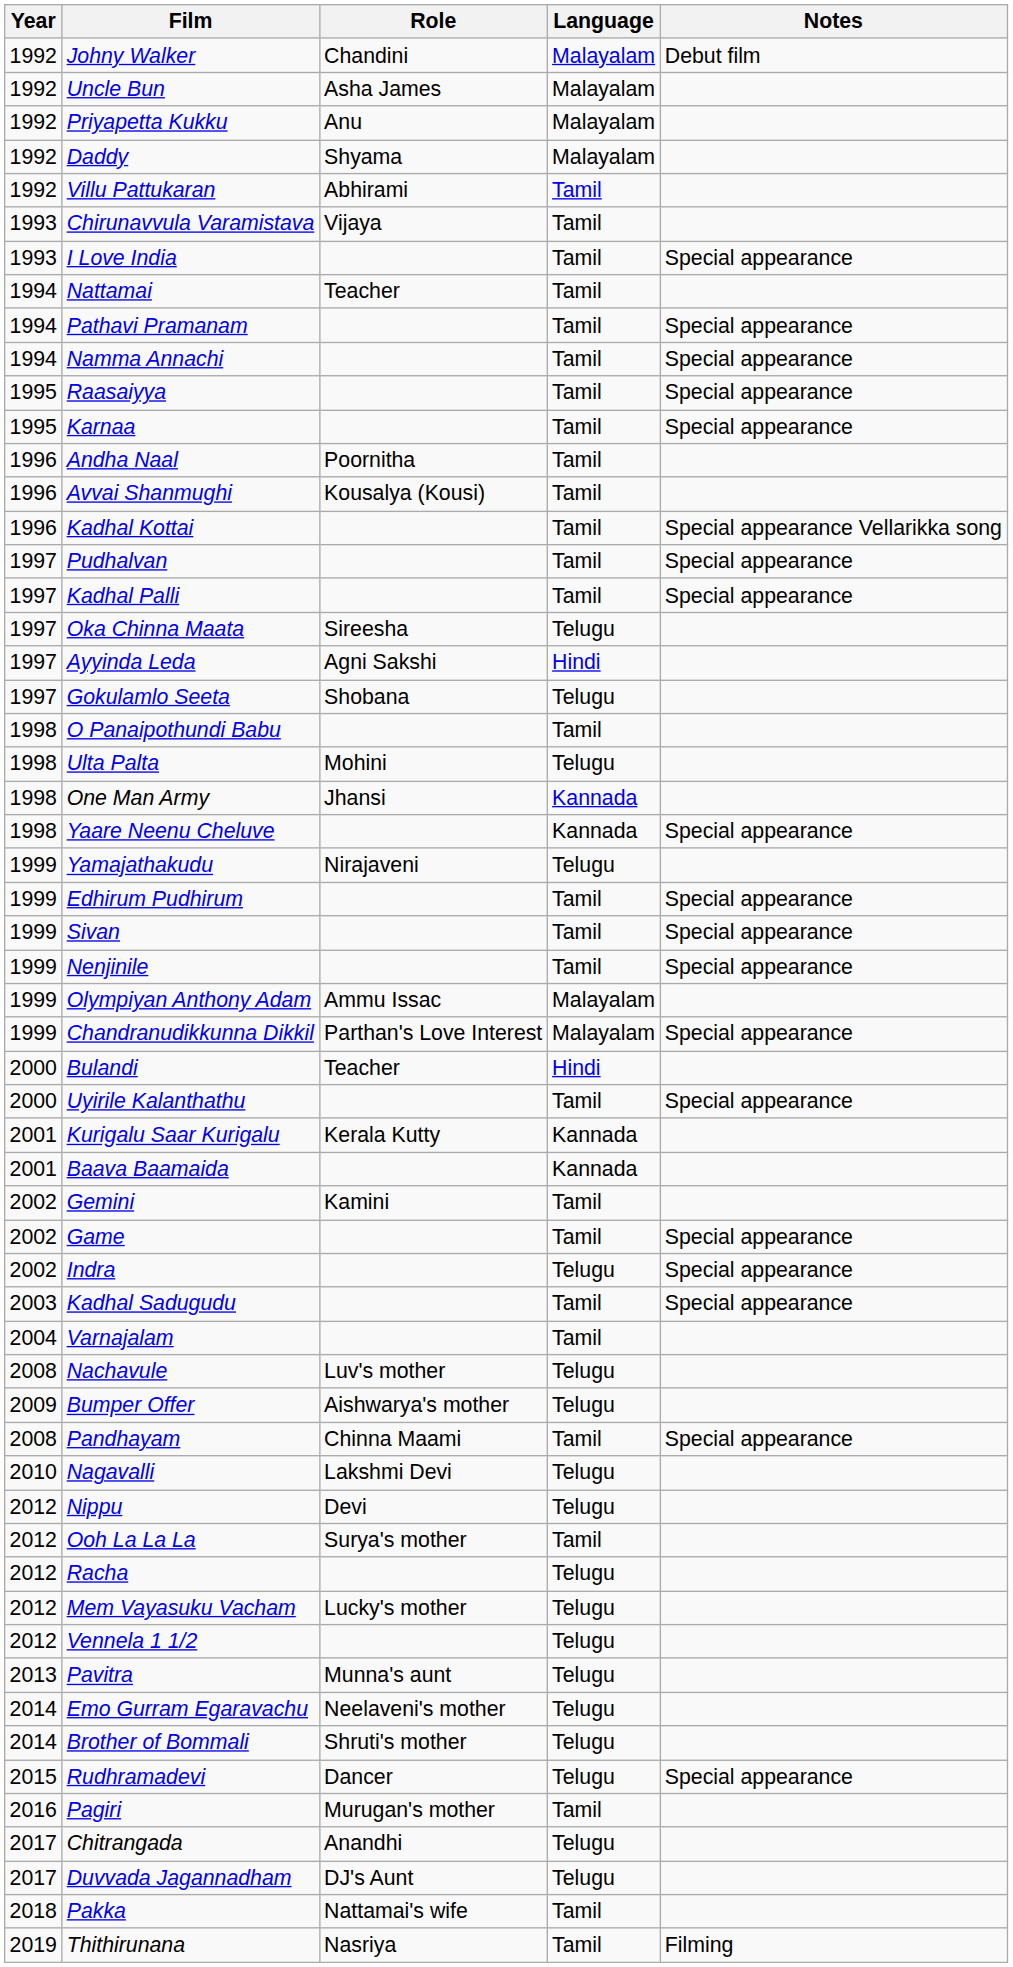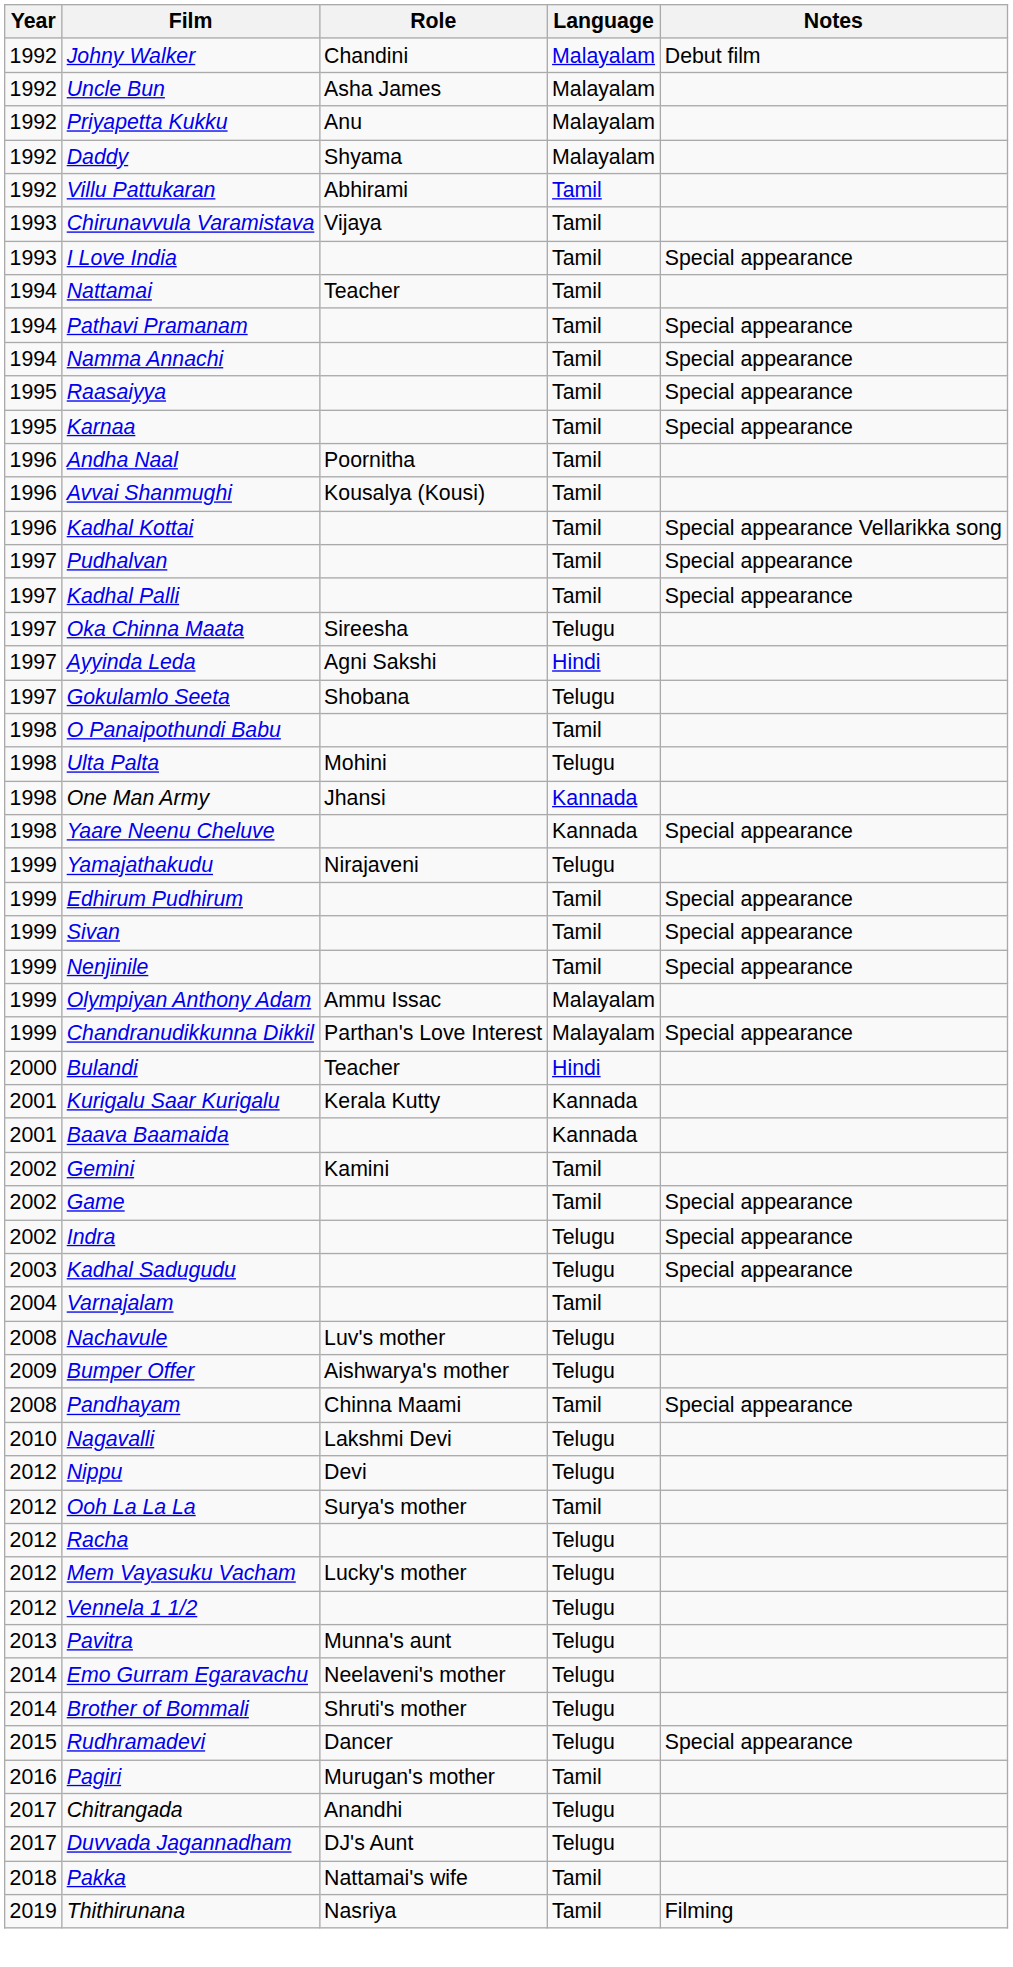- row: (156, 1101)
(577, 1303) Tamil -> (583, 1270) Telugu
